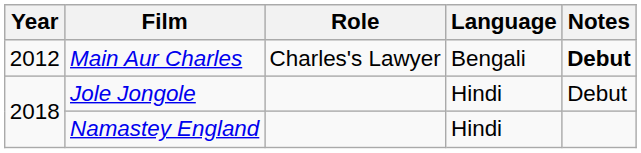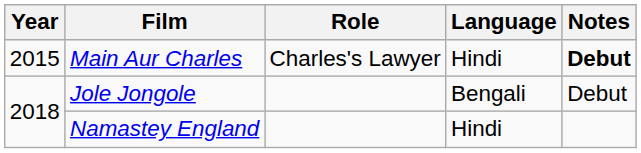(35, 57) 2012 -> (35, 57) 2015
(488, 57) Bengali -> (477, 57) Hindi
(477, 93) Hindi -> (488, 93) Bengali
